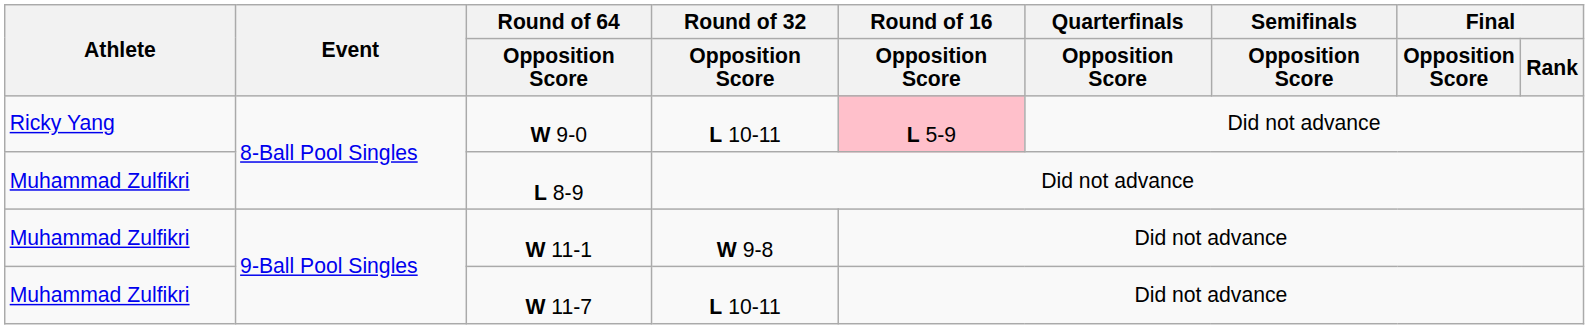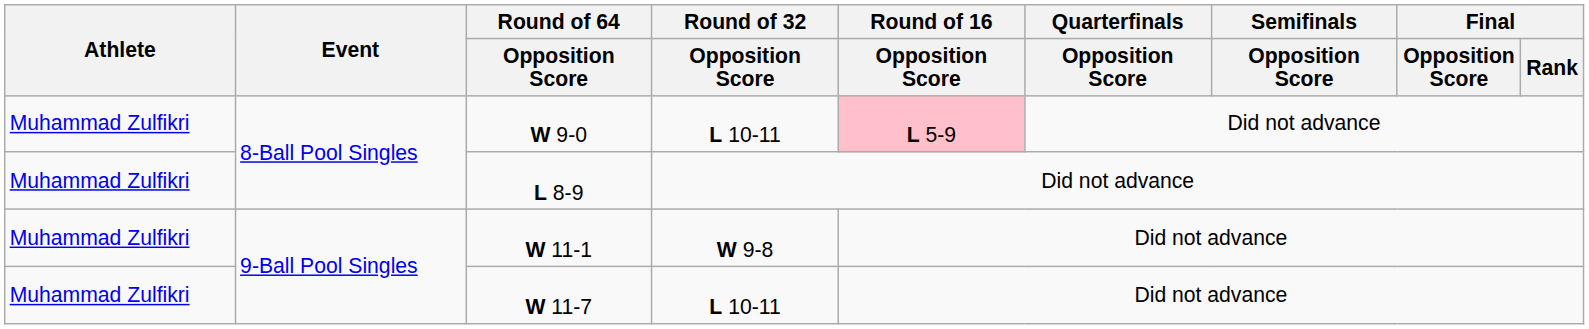(62, 124) Ricky Yang -> (100, 124) Muhammad Zulfikri
